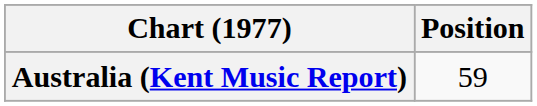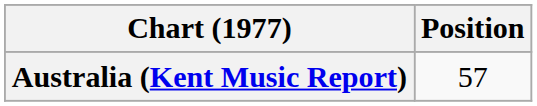(473, 76) 59 -> (473, 76) 57
